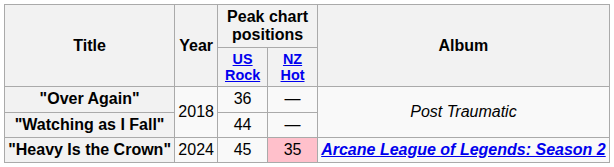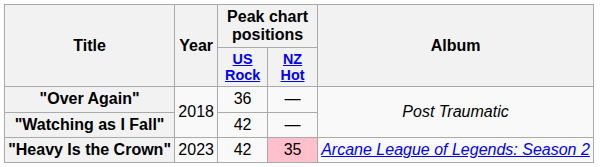(243, 124) 44 -> (243, 124) 42
(196, 150) 2024 -> (196, 150) 2023
(243, 150) 45 -> (243, 150) 42
(463, 150) bold -> (456, 150) normal
